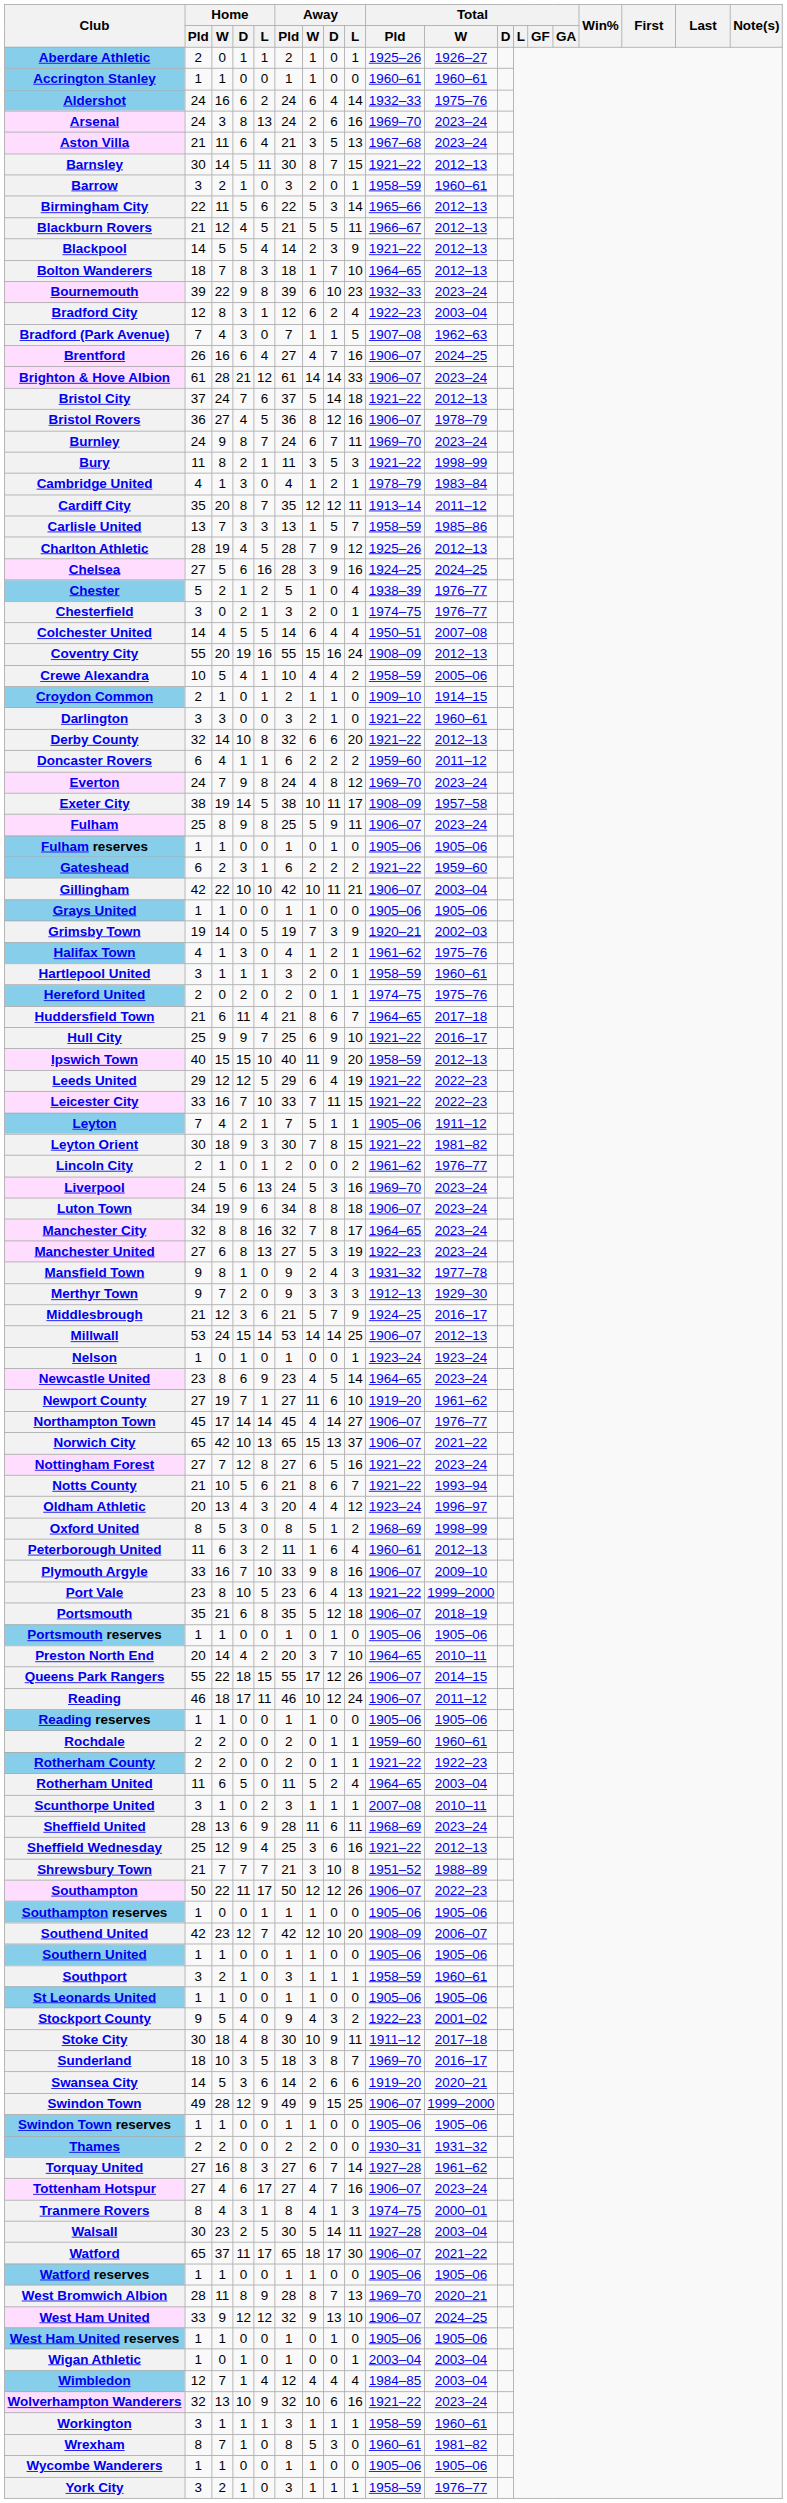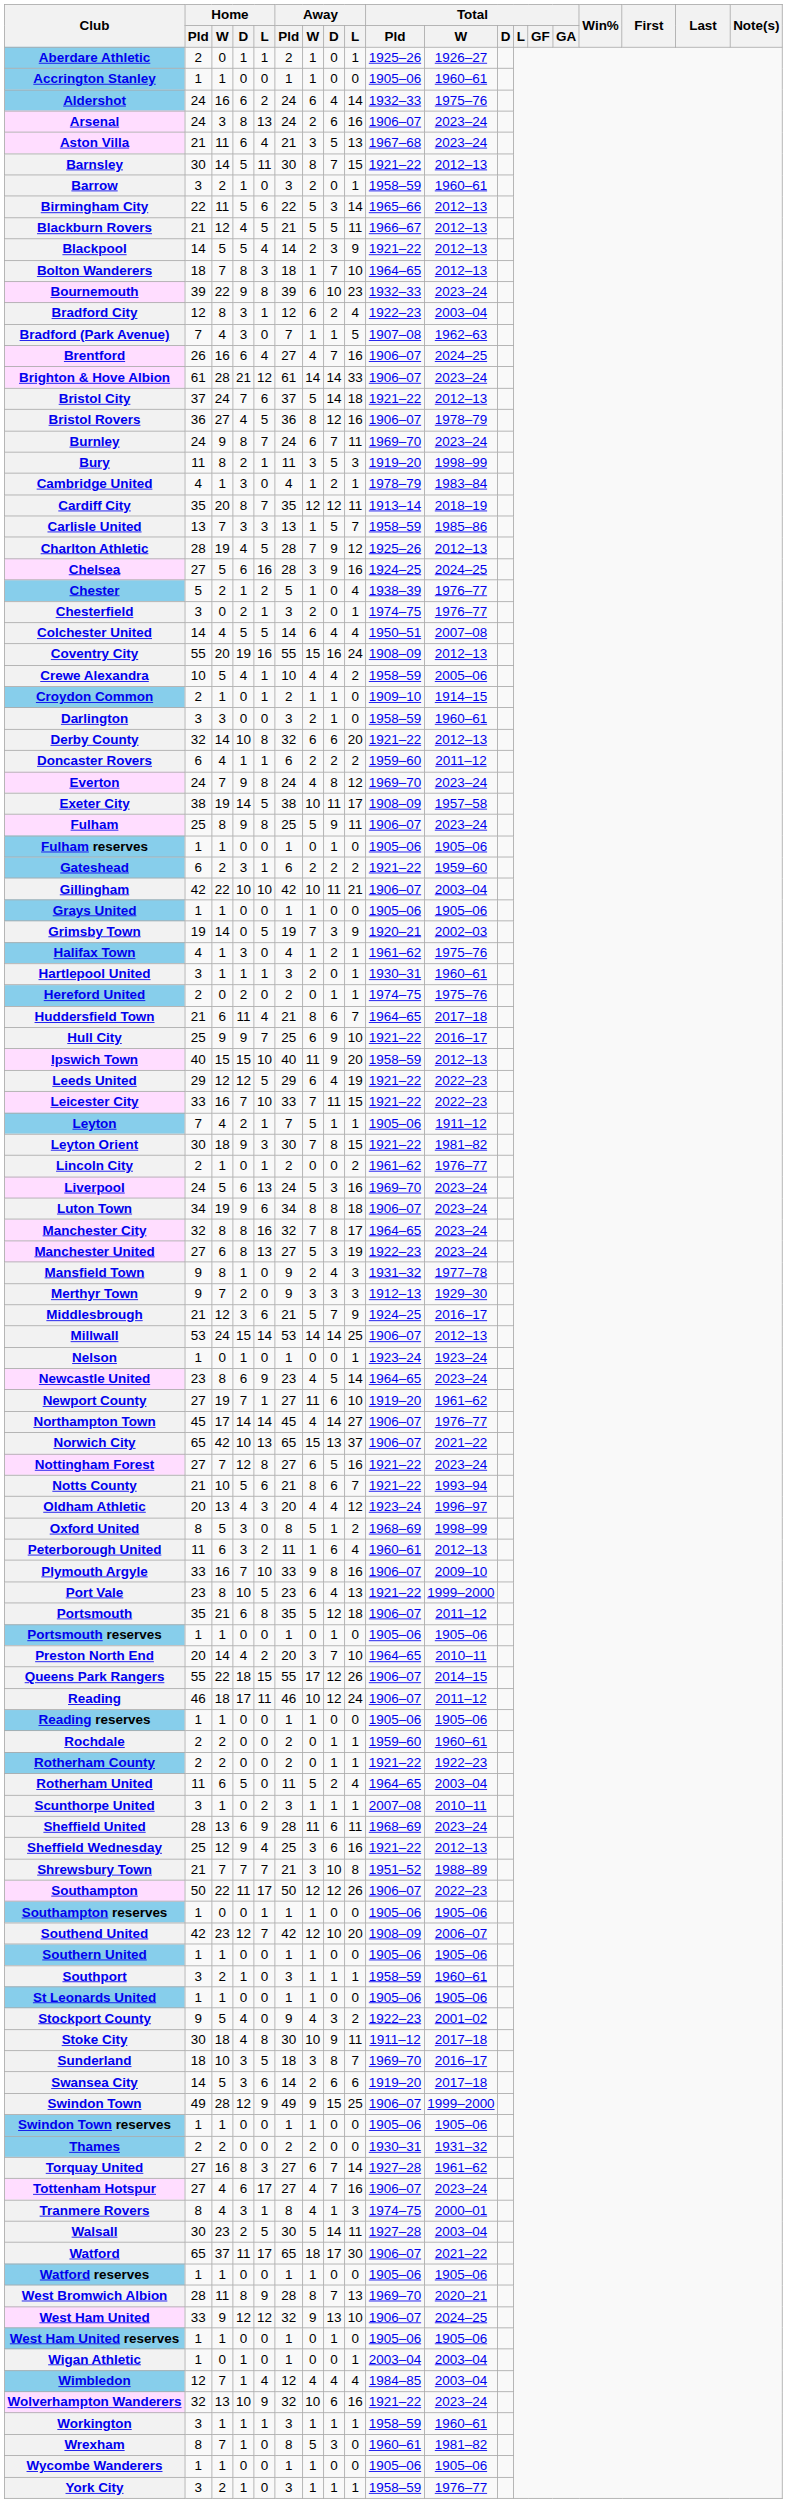(395, 79) 1960–61 -> (395, 79) 1905–06
(395, 121) 1969–70 -> (395, 121) 1906–07
(395, 462) 1921–22 -> (395, 462) 1919–20
(461, 505) 2011–12 -> (461, 505) 2018–19
(395, 718) 1921–22 -> (395, 718) 1958–59
(395, 974) 1958–59 -> (395, 974) 1930–31
(461, 1613) 2018–19 -> (461, 1613) 2011–12
(461, 2082) 2020–21 -> (461, 2082) 2017–18
